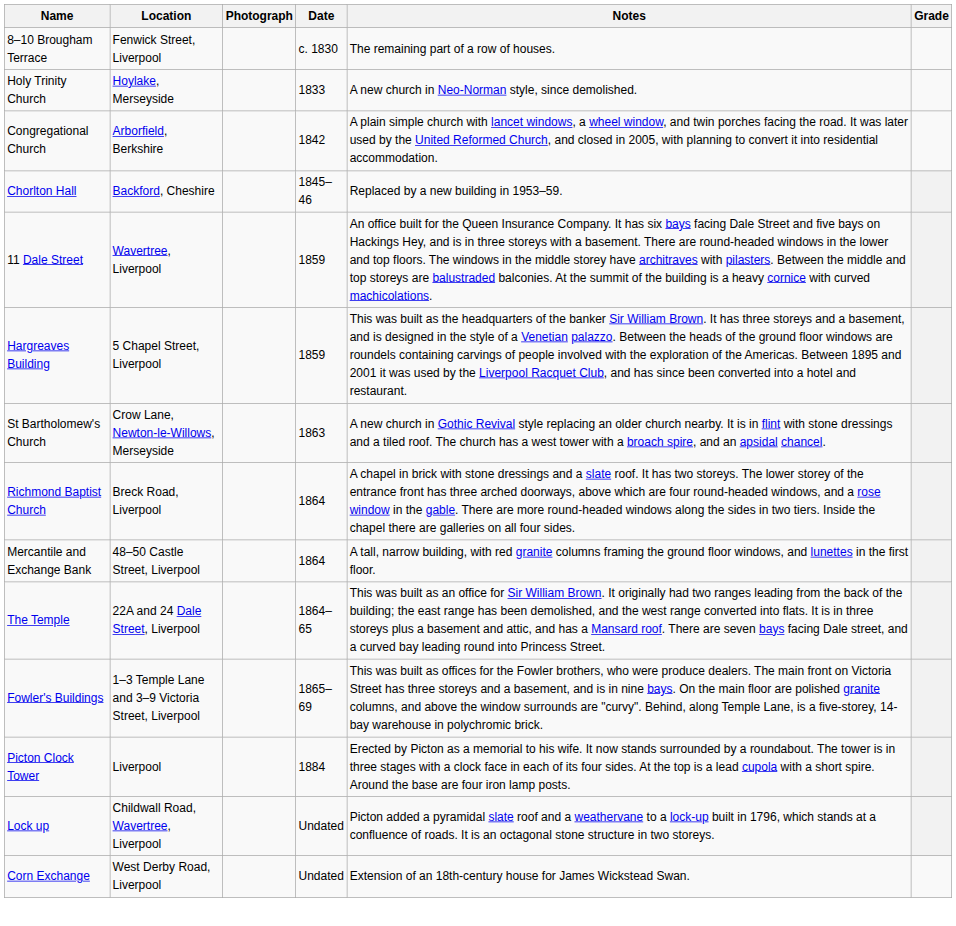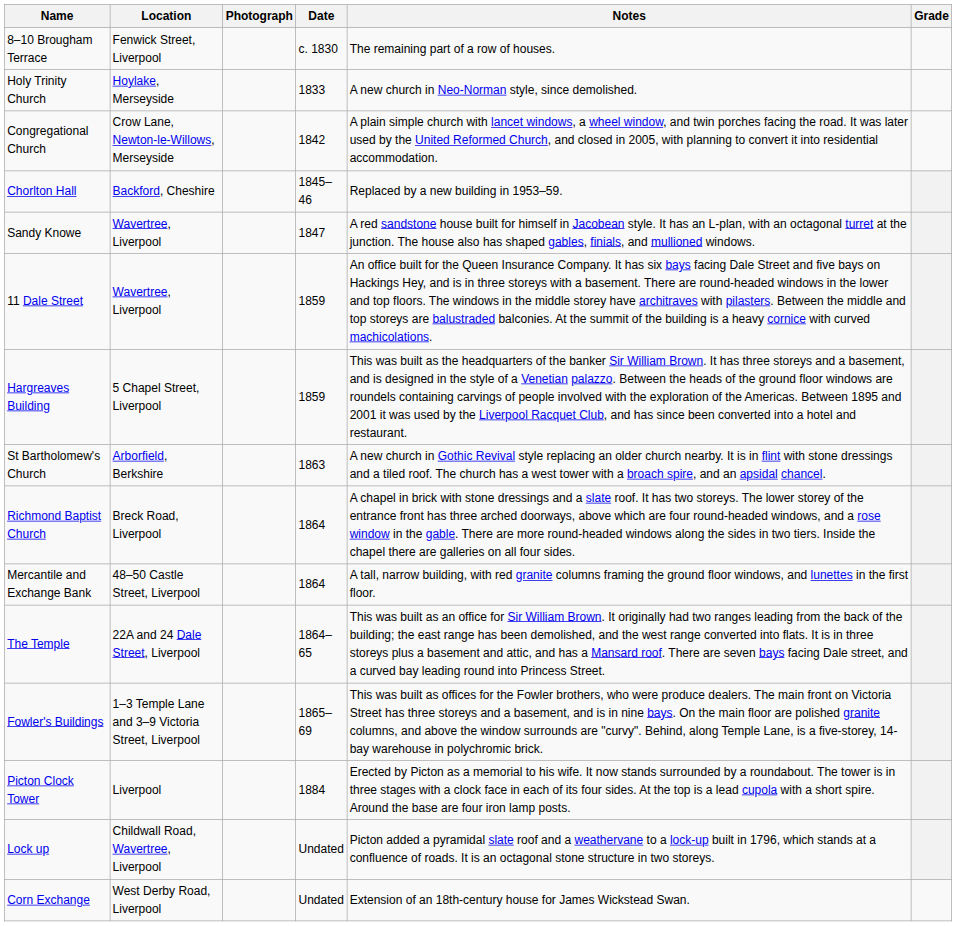(140, 140) Arborfield, Berkshire -> (164, 140) Crow Lane, Newton-le-Willows, Merseyside
+ row: (44, 232)
(164, 432) Crow Lane, Newton-le-Willows, Merseyside -> (140, 465) Arborfield, Berkshire
